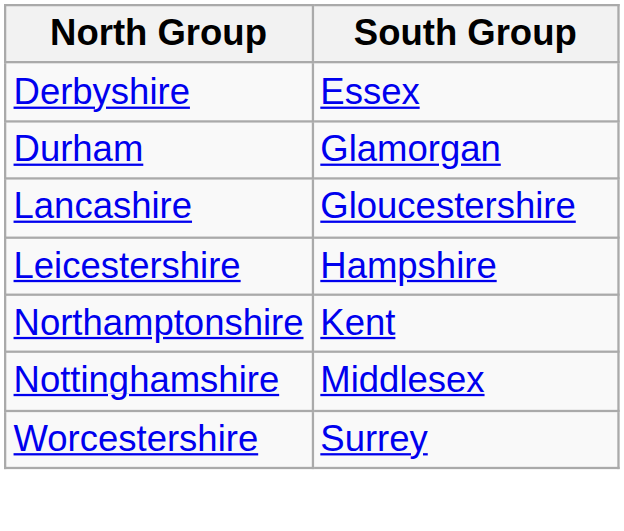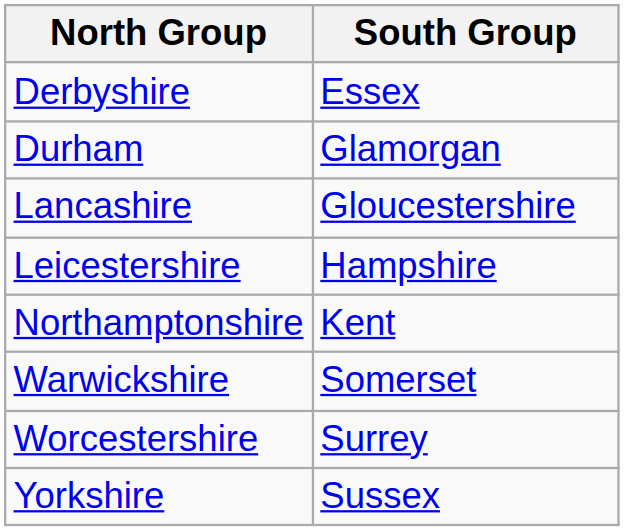- row: (146, 380)
+ row: (121, 380)
+ row: (89, 496)
